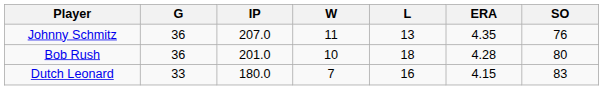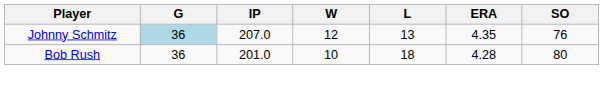(178, 34) no background -> (178, 34) lightblue background
(331, 34) 11 -> (331, 34) 12
- row: (72, 74)
